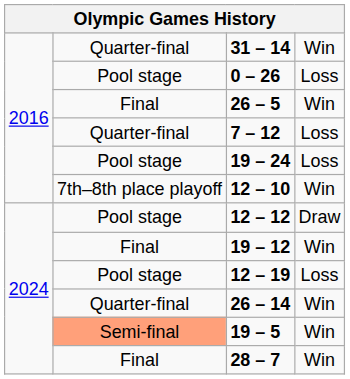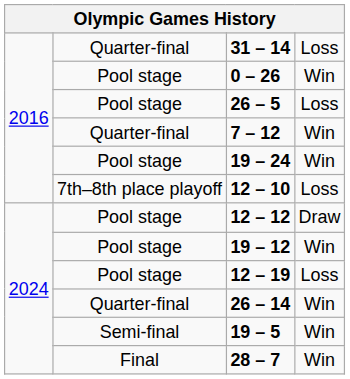(319, 47) Win -> (319, 47) Loss
(319, 76) Loss -> (319, 76) Win
(140, 104) Final -> (140, 104) Pool stage
(319, 104) Win -> (319, 104) Loss
(319, 133) Loss -> (319, 133) Win
(319, 161) Loss -> (319, 161) Win
(319, 189) Win -> (319, 189) Loss
(140, 246) Final -> (140, 246) Pool stage
(140, 331) lightsalmon background -> (140, 331) no background
